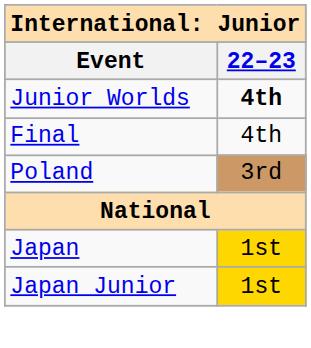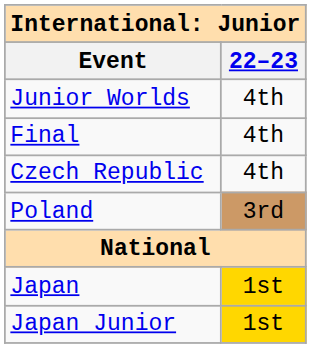(261, 99) bold -> (263, 99) normal
+ row: (107, 174)
